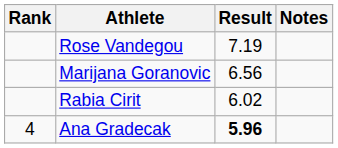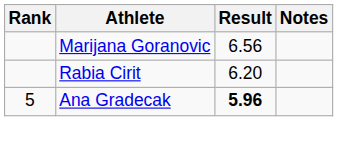- row: (121, 45)
(245, 101) 6.02 -> (245, 73) 6.20
(30, 128) 4 -> (30, 101) 5
